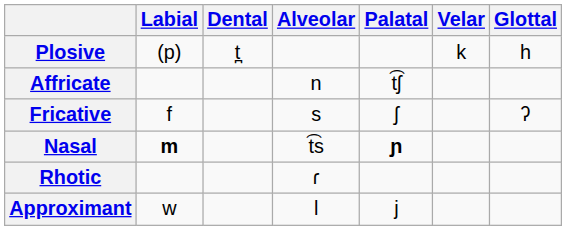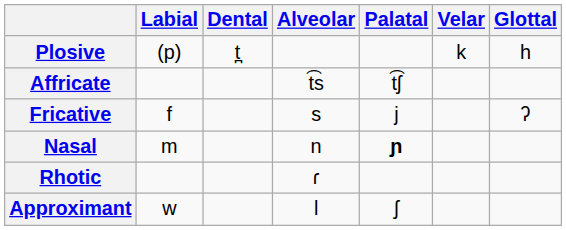(316, 83) n -> (316, 83) t͡s
(396, 114) ʃ -> (396, 114) j
(169, 146) bold -> (169, 146) normal
(316, 146) t͡s -> (316, 146) n
(396, 209) j -> (396, 209) ʃ
